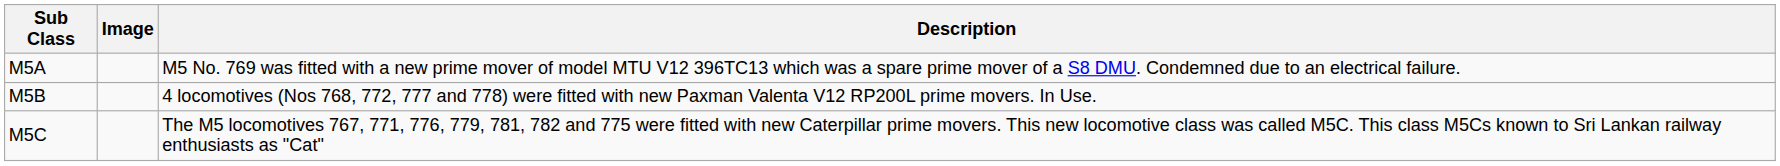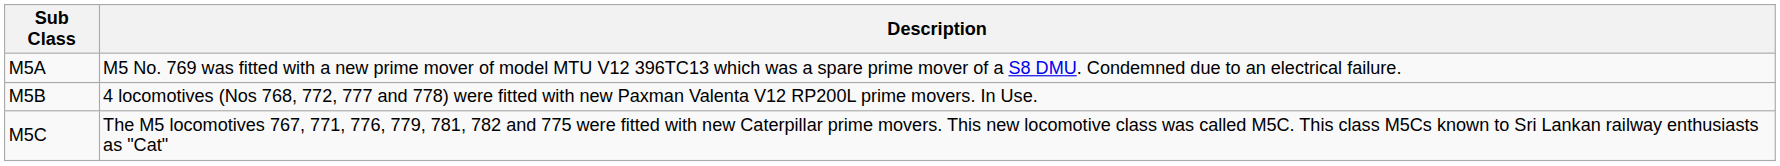- column: (128, 29)
